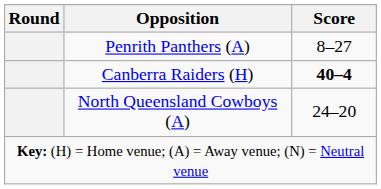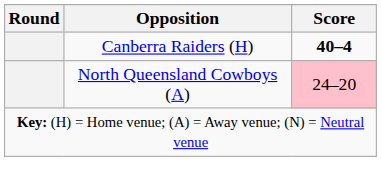- row: (178, 46)
(334, 112) no background -> (334, 84) pink background
